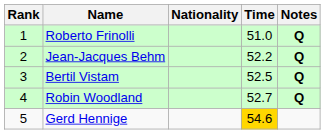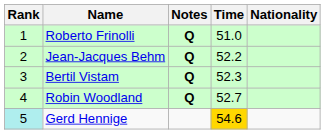columns swapped: (205, 14) <-> (299, 14)
(260, 77) 52.5 -> (229, 77) 52.3
(23, 118) no background -> (23, 118) paleturquoise background
